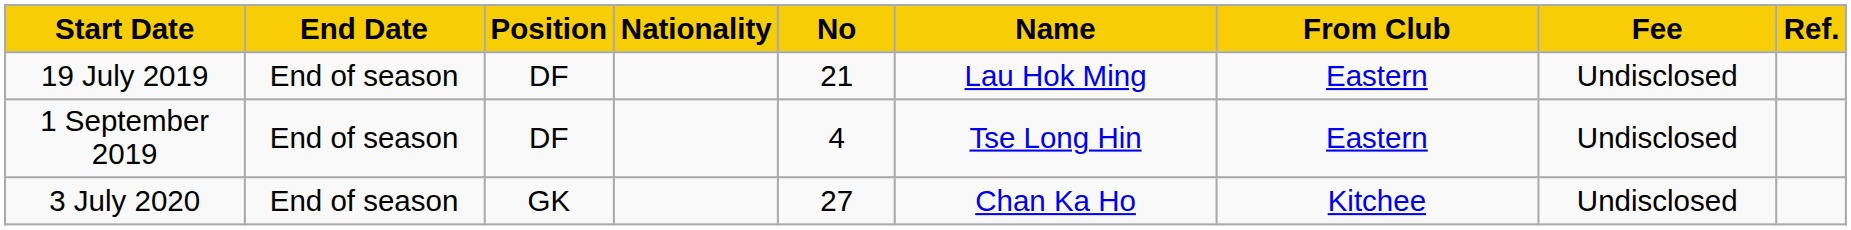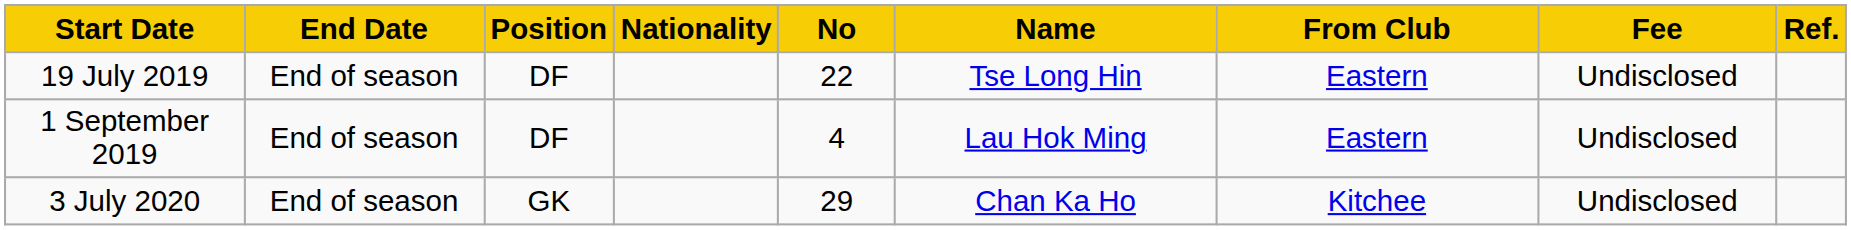(837, 75) 21 -> (837, 75) 22
(1056, 75) Lau Hok Ming -> (1056, 75) Tse Long Hin
(1056, 138) Tse Long Hin -> (1056, 138) Lau Hok Ming
(837, 201) 27 -> (837, 201) 29
